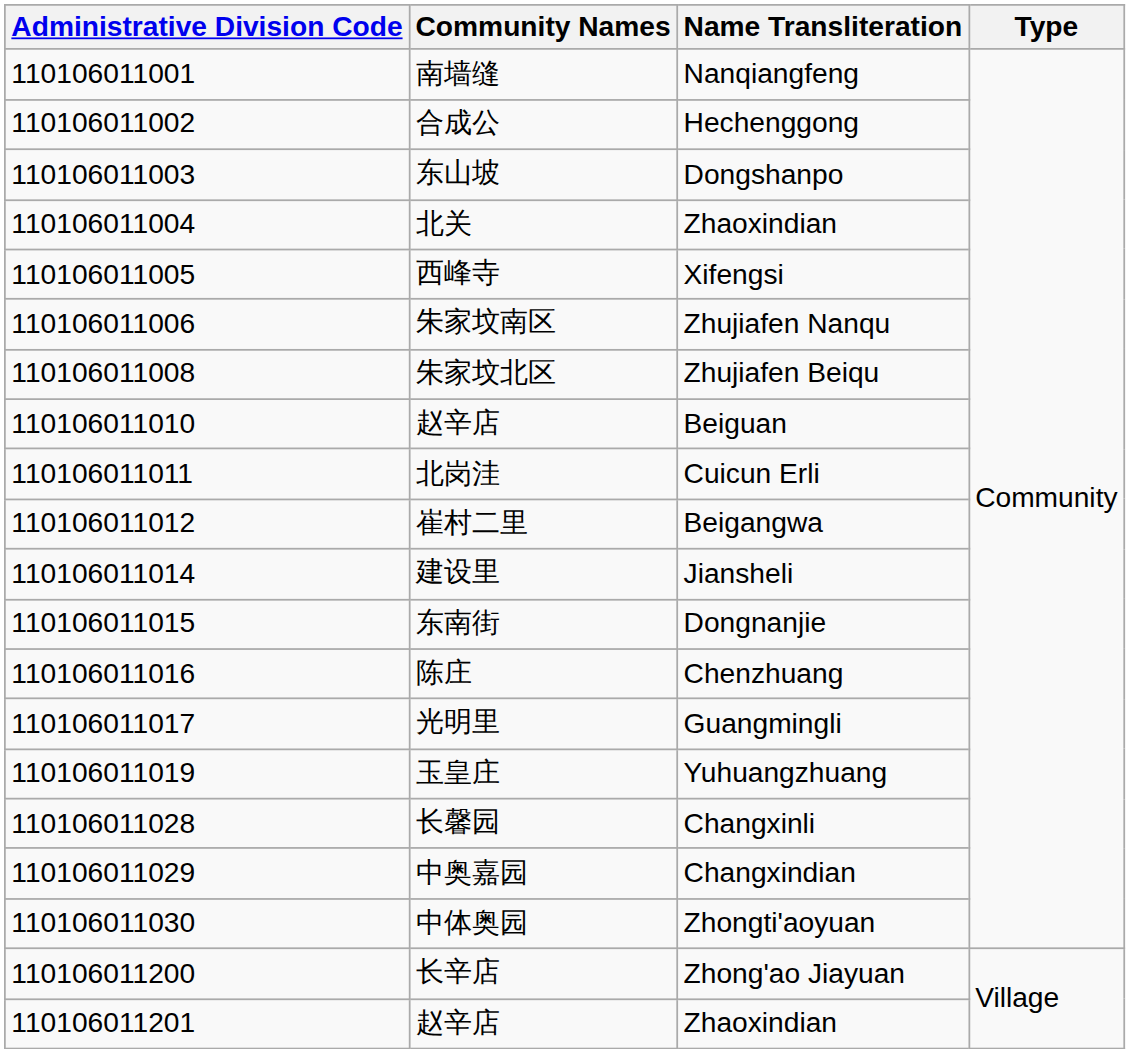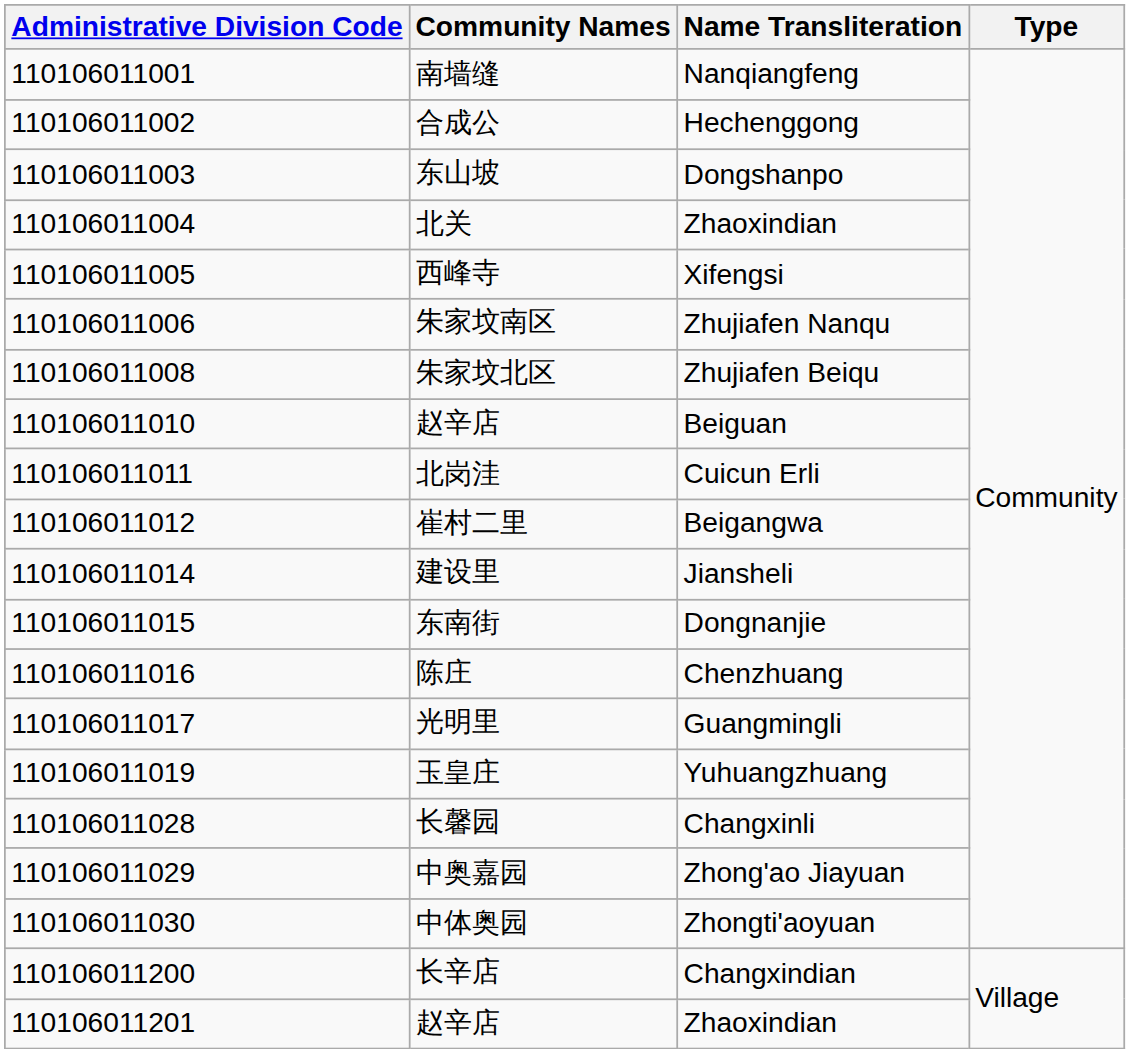(770, 873) Changxindian -> (794, 873) Zhong'ao Jiayuan
(794, 973) Zhong'ao Jiayuan -> (770, 973) Changxindian
